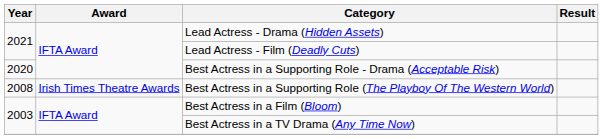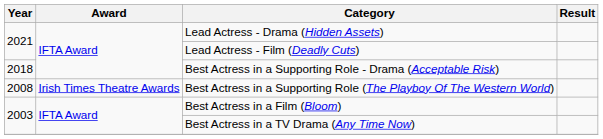(20, 69) 2020 -> (20, 69) 2018
